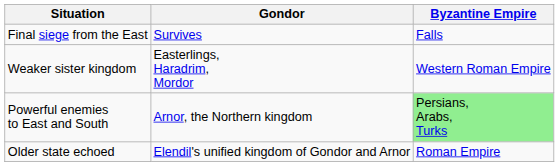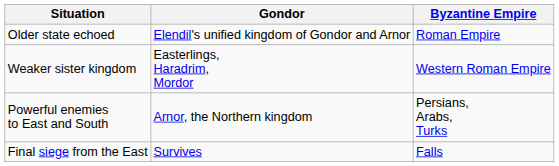rows swapped: (61, 151) <-> (78, 34)
(442, 117) lightgreen background -> (442, 117) no background
